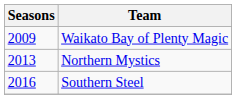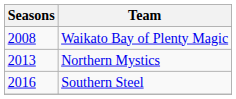(22, 37) 2009 -> (22, 37) 2008
